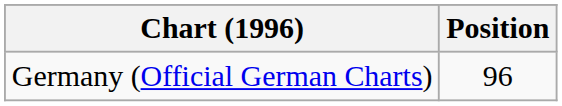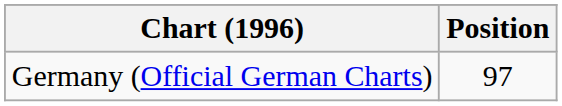(498, 75) 96 -> (498, 75) 97
